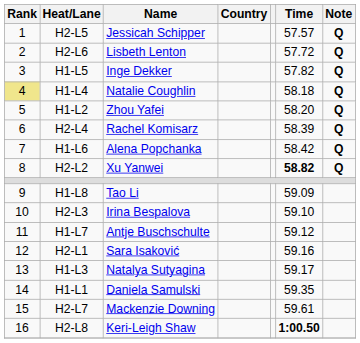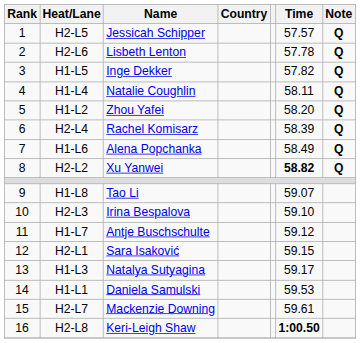(299, 52) 57.72 -> (299, 52) 57.78
(22, 91) khaki background -> (22, 91) no background
(299, 91) 58.18 -> (299, 91) 58.11
(299, 149) 58.42 -> (299, 149) 58.49
(299, 193) 59.09 -> (299, 193) 59.07
(299, 251) 59.16 -> (299, 251) 59.15
(299, 289) 59.35 -> (299, 289) 59.53
